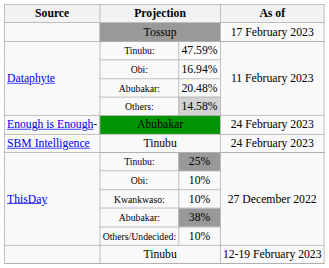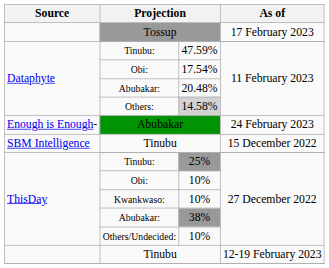(200, 69) 16.94% -> (200, 69) 17.54%
(272, 143) 24 February 2023 -> (272, 143) 15 December 2022
